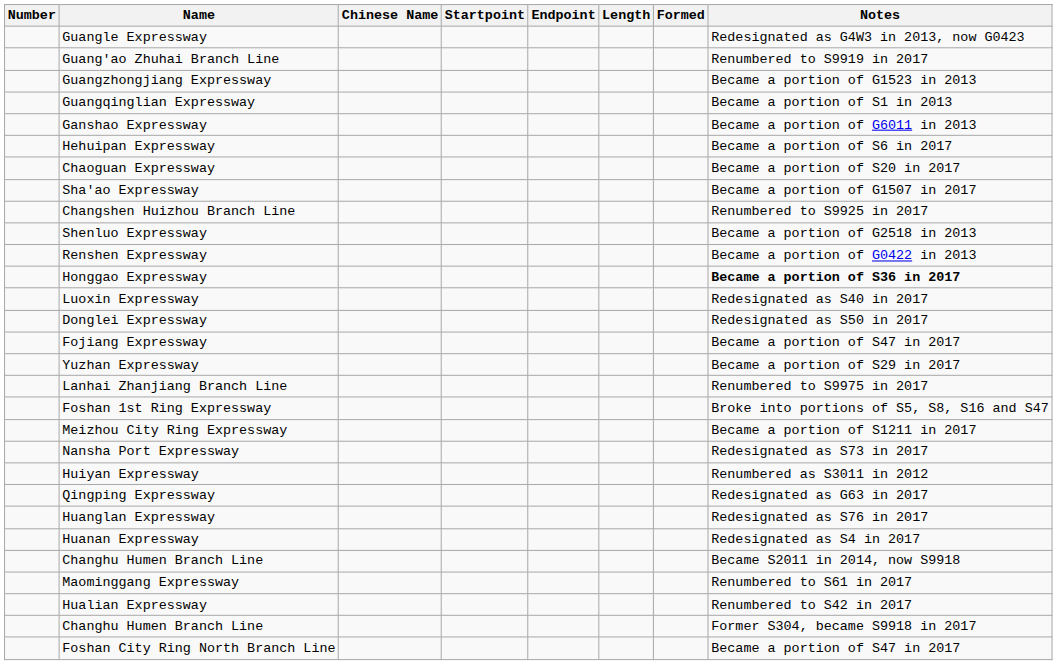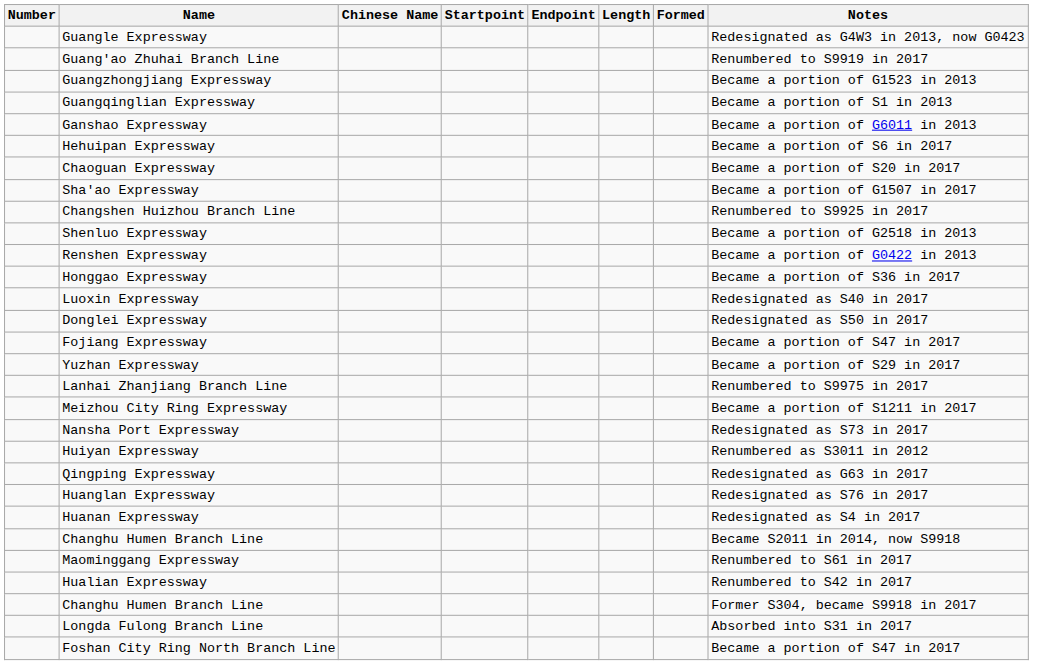(836, 277) bold -> (836, 277) normal
- row: (32, 408)
+ row: (32, 626)
